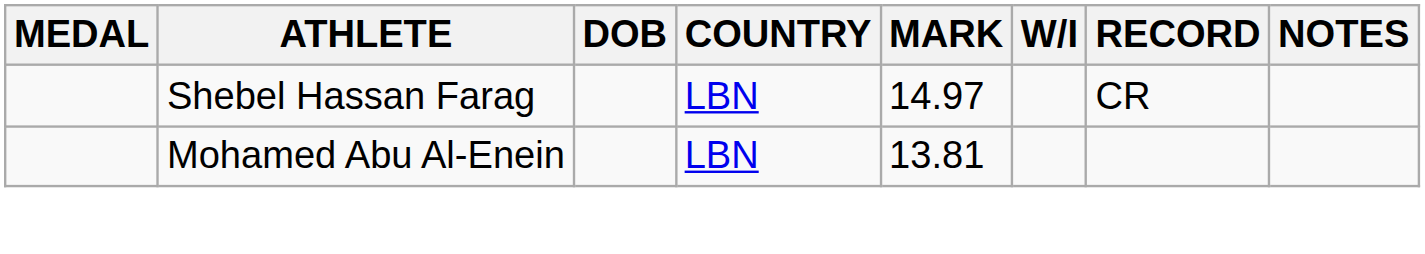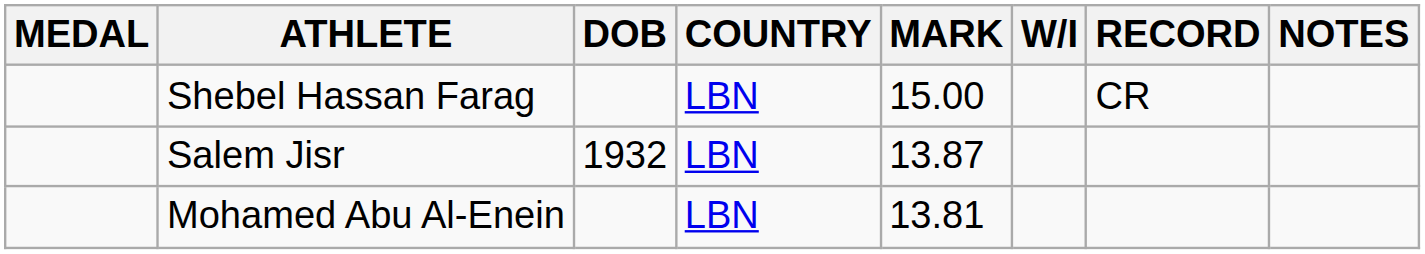(937, 95) 14.97 -> (937, 95) 15.00
+ row: (256, 155)
